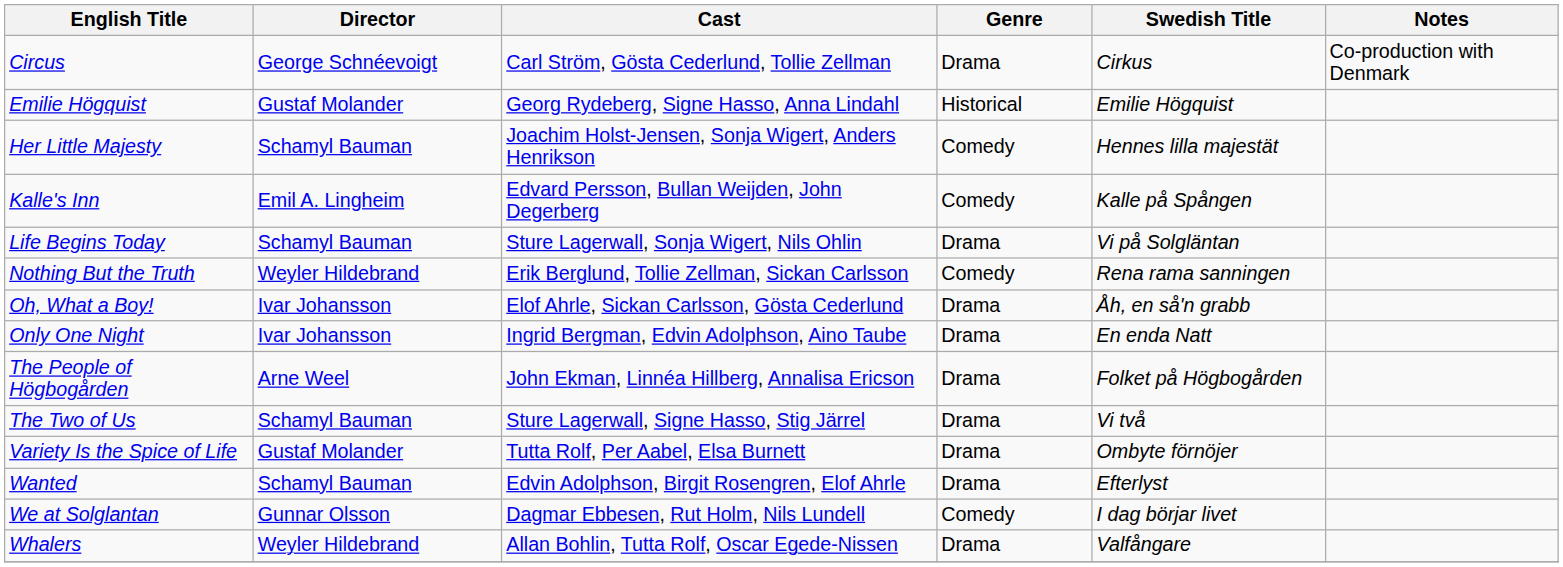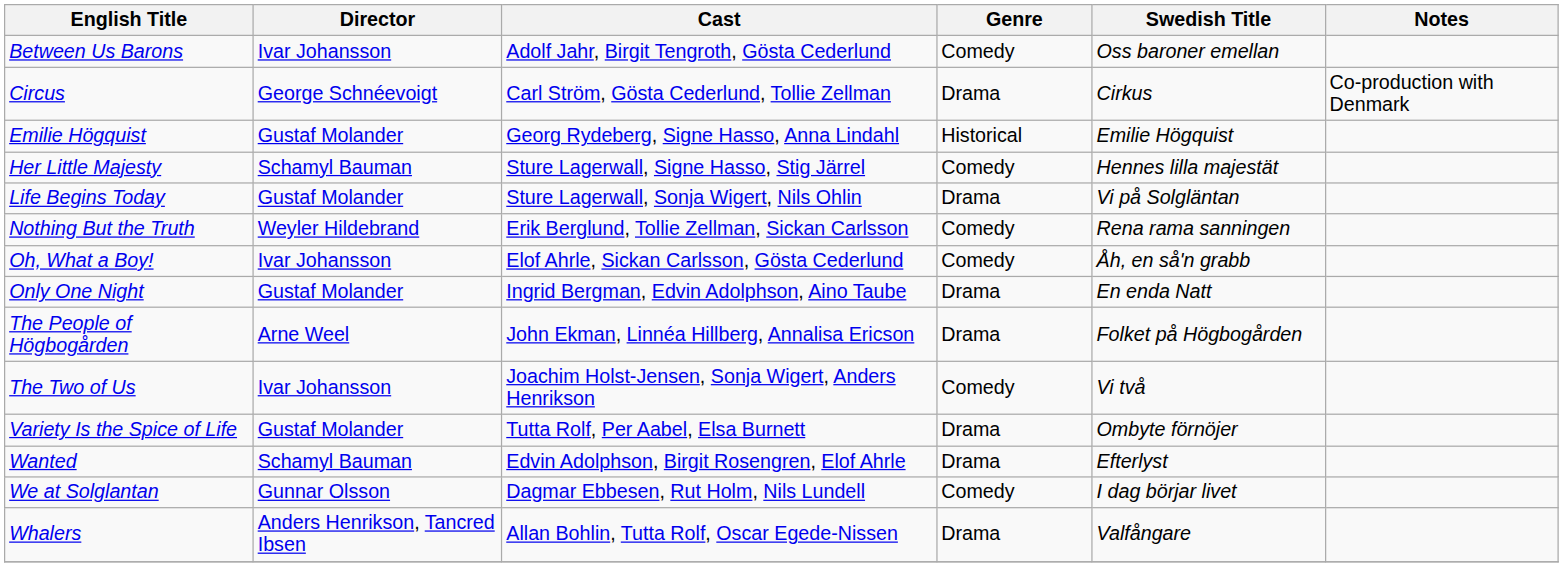+ row: (96, 51)
(701, 146) Joachim Holst-Jensen, Sonja Wigert, Anders Henrikson -> (686, 167) Sture Lagerwall, Signe Hasso, Stig Järrel
- row: (54, 200)
(335, 242) Schamyl Bauman -> (330, 198) Gustaf Molander
(971, 305) Drama -> (978, 260) Comedy
(324, 336) Ivar Johansson -> (330, 291) Gustaf Molander
(335, 420) Schamyl Bauman -> (324, 387) Ivar Johansson
(686, 420) Sture Lagerwall, Signe Hasso, Stig Järrel -> (701, 387) Joachim Holst-Jensen, Sonja Wigert, Anders Henrikson
(971, 420) Drama -> (978, 387) Comedy
(338, 545) Weyler Hildebrand -> (376, 534) Anders Henrikson, Tancred Ibsen
